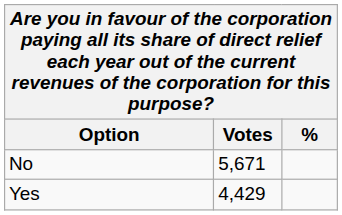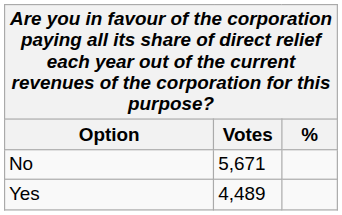(242, 194) 4,429 -> (242, 194) 4,489
